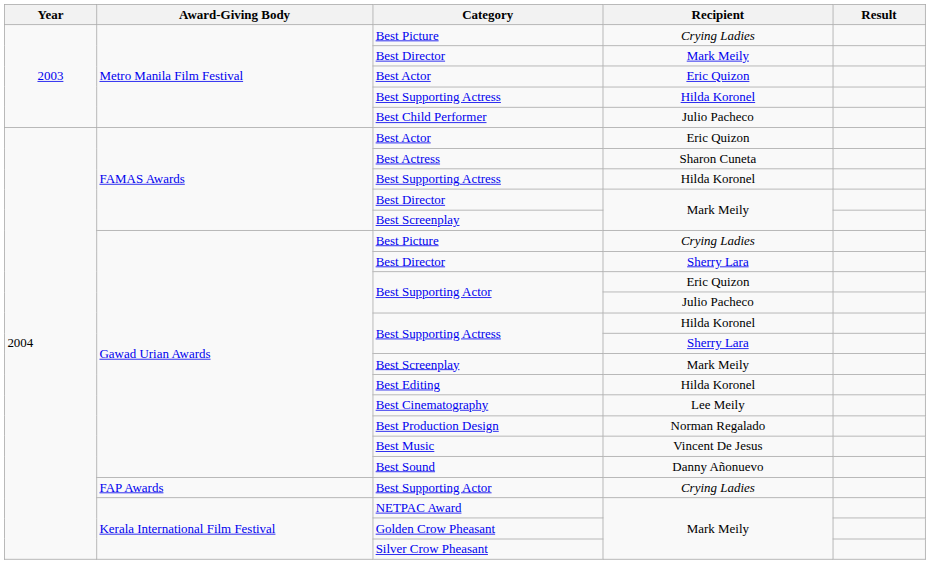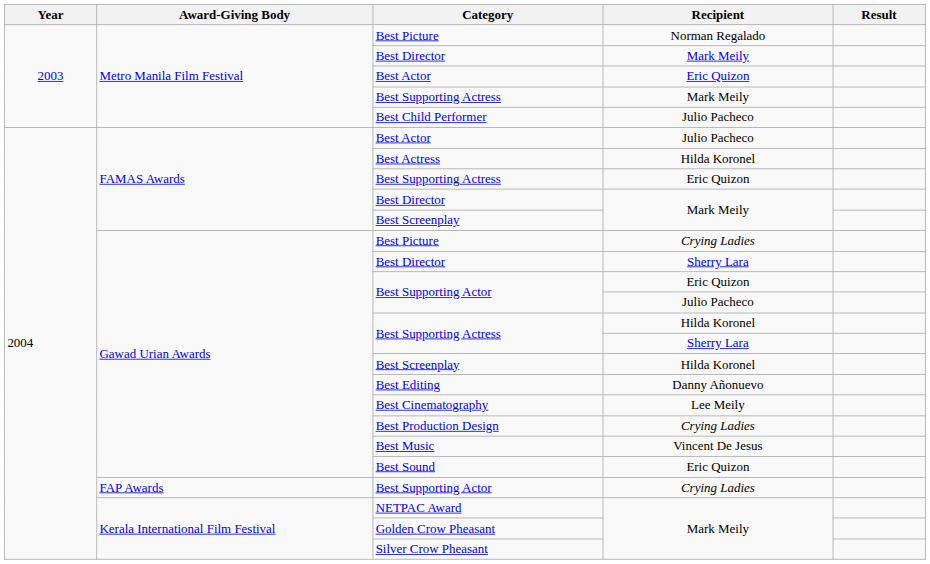(718, 35) Crying Ladies -> (718, 35) Norman Regalado
(718, 96) Hilda Koronel -> (718, 96) Mark Meily
(718, 138) Eric Quizon -> (718, 138) Julio Pacheco
(718, 158) Sharon Cuneta -> (718, 158) Hilda Koronel
(718, 179) Hilda Koronel -> (718, 179) Eric Quizon
(718, 364) Mark Meily -> (718, 364) Hilda Koronel
(718, 384) Hilda Koronel -> (718, 384) Danny Añonuevo
(718, 425) Norman Regalado -> (718, 425) Crying Ladies
(718, 466) Danny Añonuevo -> (718, 466) Eric Quizon
